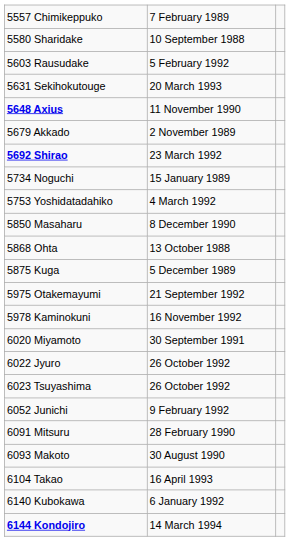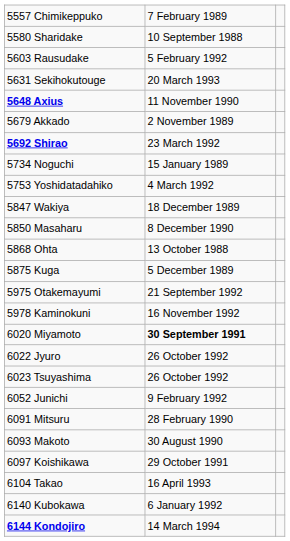+ row: (38, 207)
(197, 340) normal -> (197, 334) bold
+ row: (48, 462)
